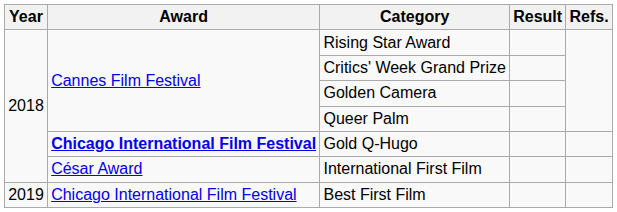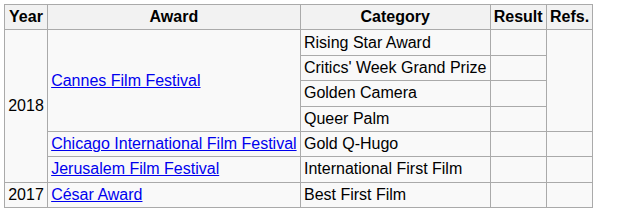(184, 144) bold -> (174, 144) normal
(97, 169) César Award -> (135, 169) Jerusalem Film Festival
(26, 194) 2019 -> (26, 194) 2017
(174, 194) Chicago International Film Festival -> (97, 194) César Award
